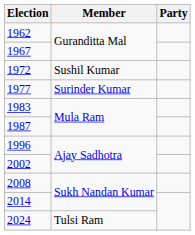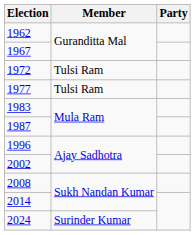(87, 70) Sushil Kumar -> (79, 70) Tulsi Ram
(92, 88) Surinder Kumar -> (79, 88) Tulsi Ram
(79, 220) Tulsi Ram -> (92, 220) Surinder Kumar
